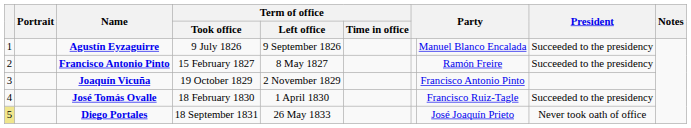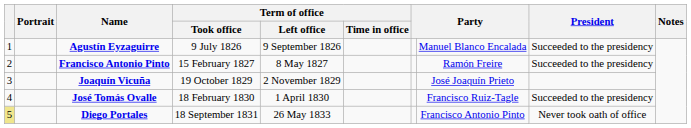(473, 81) Francisco Antonio Pinto -> (473, 81) José Joaquín Prieto
(473, 115) José Joaquín Prieto -> (473, 115) Francisco Antonio Pinto
